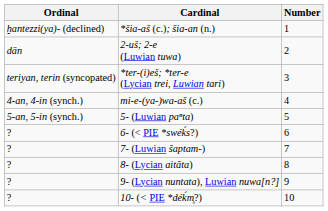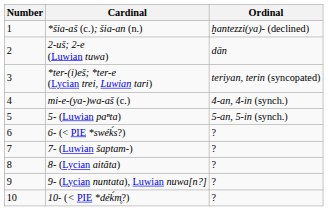columns swapped: (302, 12) <-> (61, 12)
